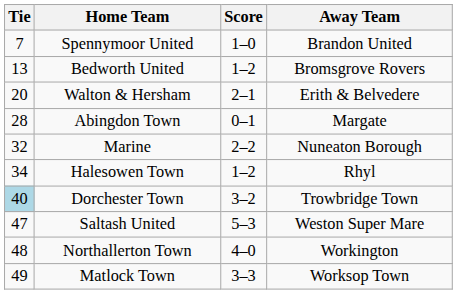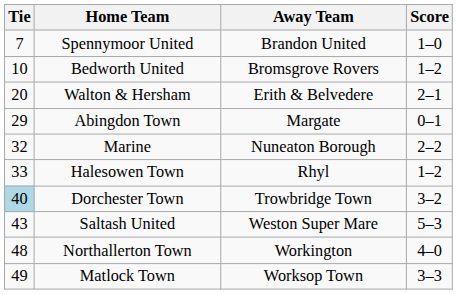columns swapped: (244, 17) <-> (360, 17)
(19, 69) 13 -> (19, 69) 10
(19, 120) 28 -> (19, 120) 29
(19, 172) 34 -> (19, 172) 33
(19, 224) 47 -> (19, 224) 43
